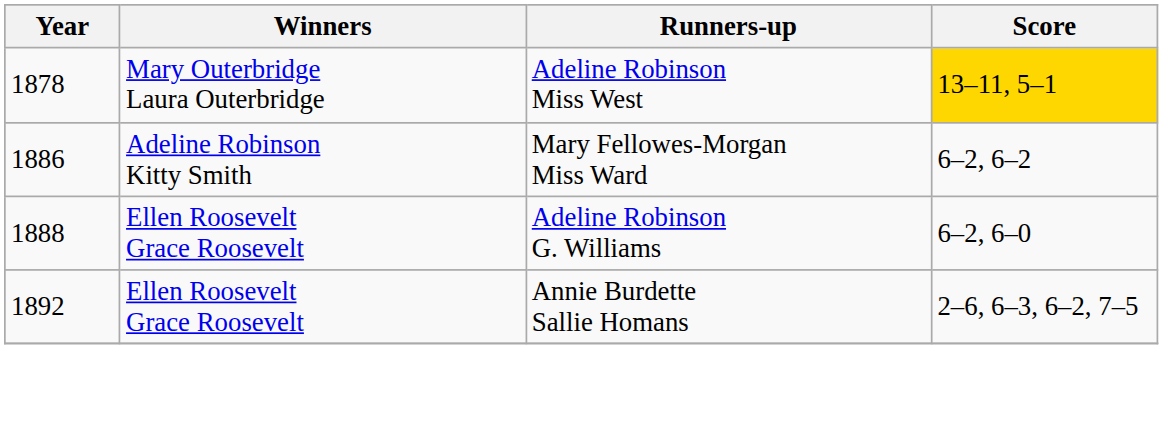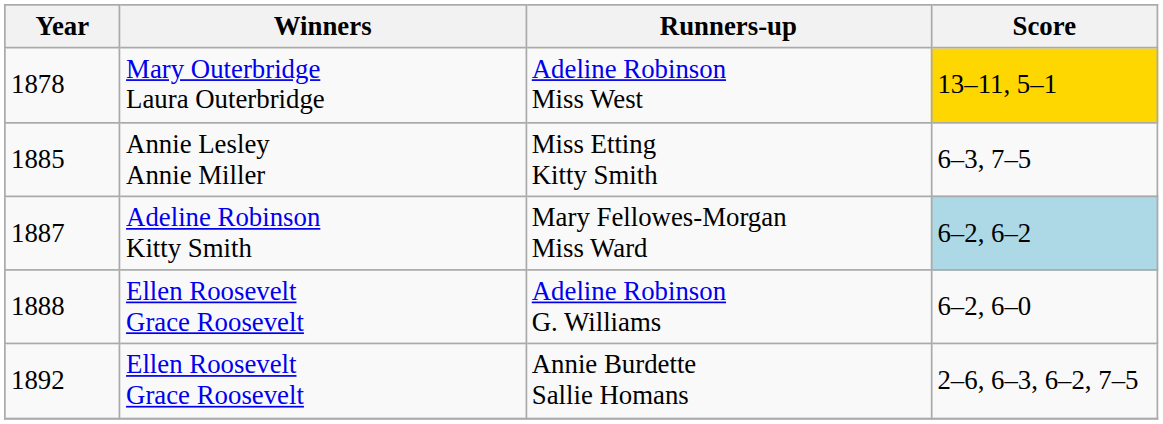+ row: (595, 158)
(38, 158) 1886 -> (38, 232) 1887
(984, 158) no background -> (984, 232) lightblue background
